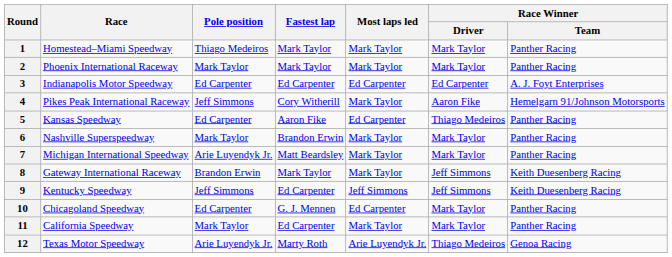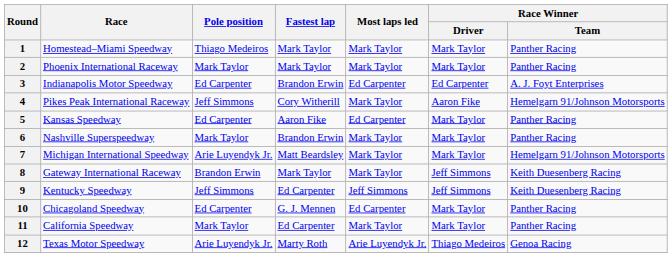(306, 83) Ed Carpenter -> (310, 83) Brandon Erwin
(468, 119) Thiago Medeiros -> (458, 119) Mark Taylor
(543, 154) Panther Racing -> (587, 154) Hemelgarn 91/Johnson Motorsports
